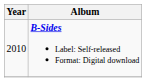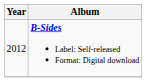(16, 48) 2010 -> (16, 48) 2012
